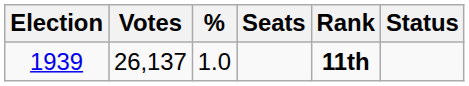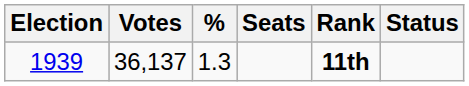(150, 61) 26,137 -> (150, 61) 36,137
(214, 61) 1.0 -> (214, 61) 1.3
